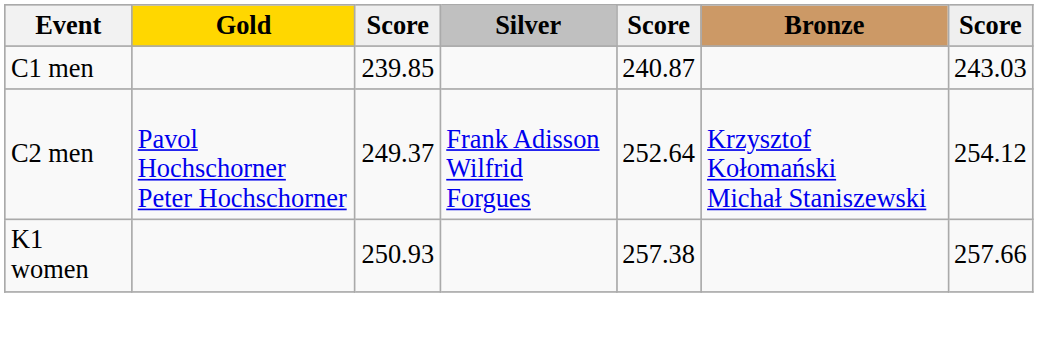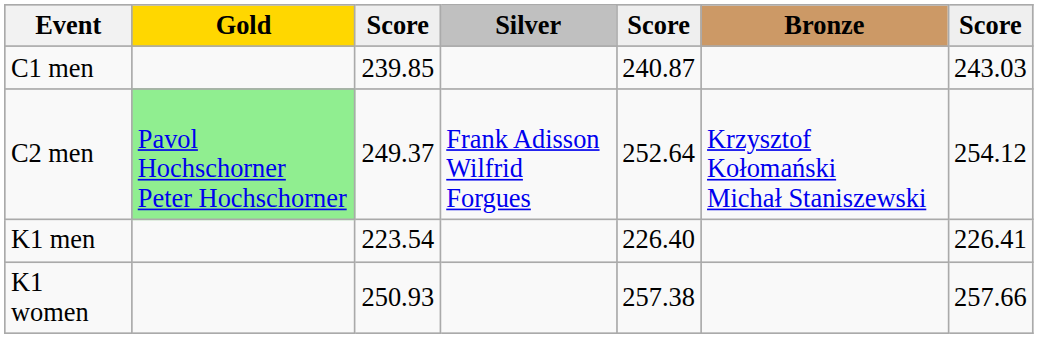(242, 168) no background -> (242, 168) lightgreen background
+ row: (53, 240)
